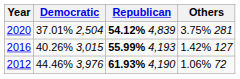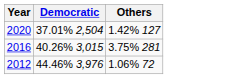- column: (142, 13)
(206, 30) 3.75% 281 -> (134, 30) 1.42% 127
(206, 47) 1.42% 127 -> (134, 47) 3.75% 281
